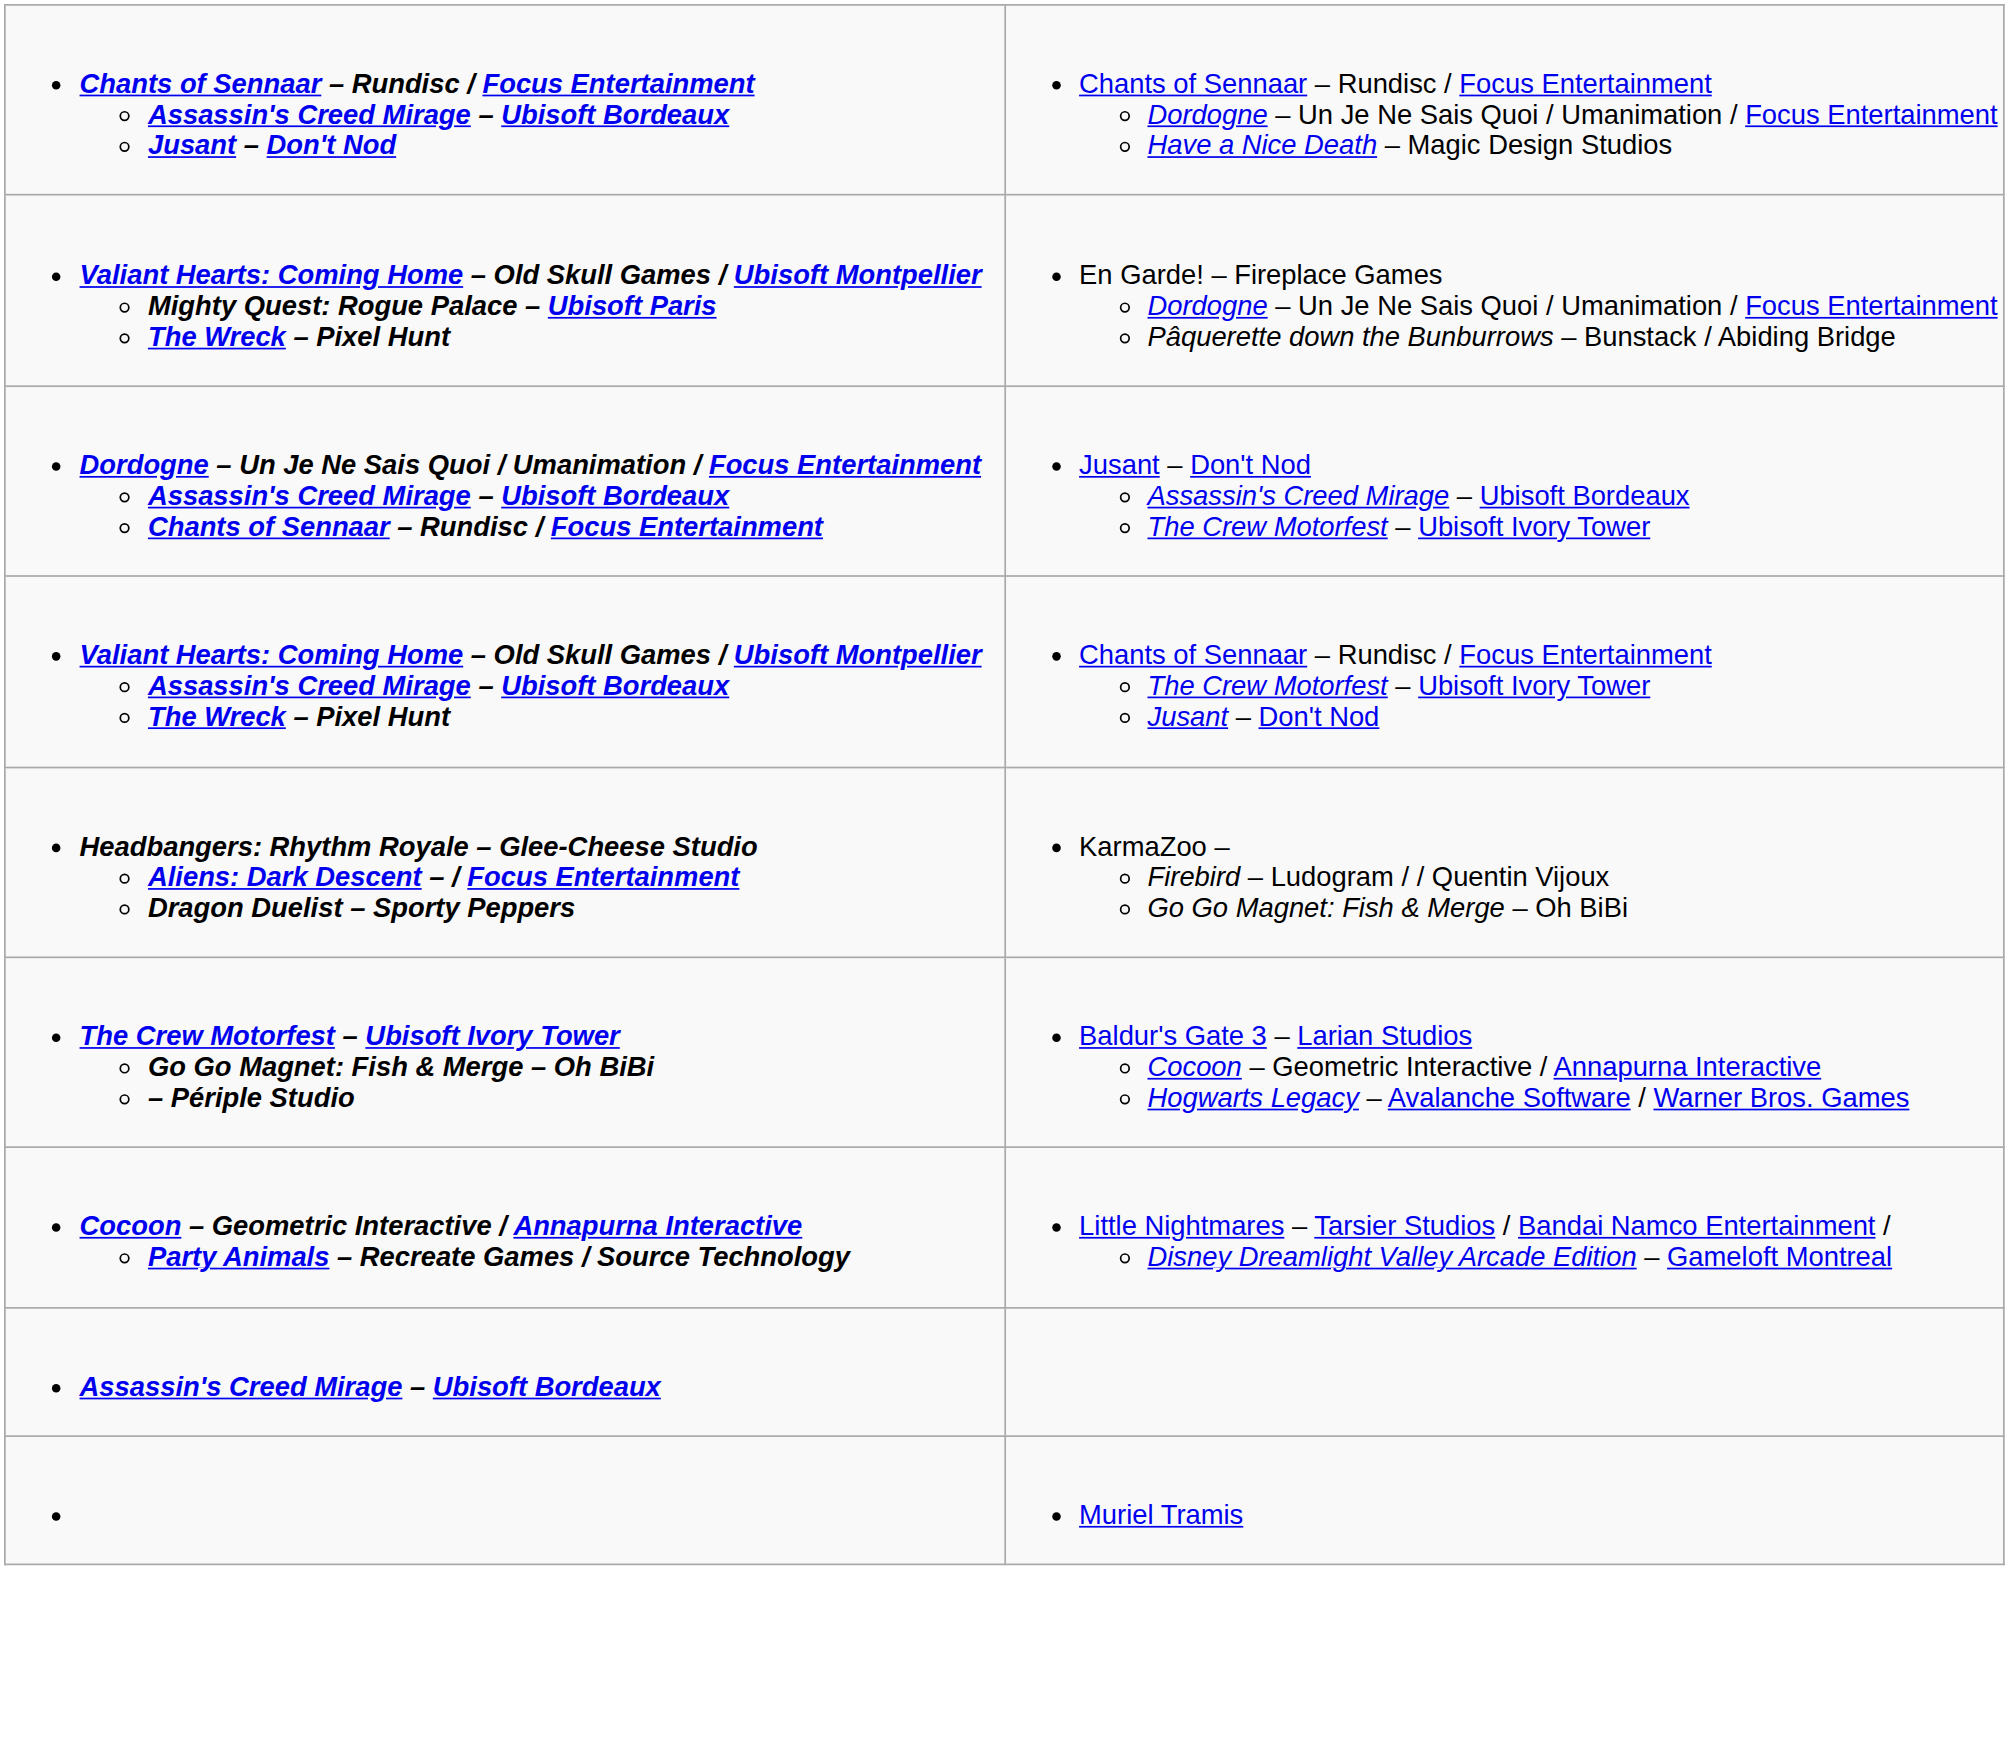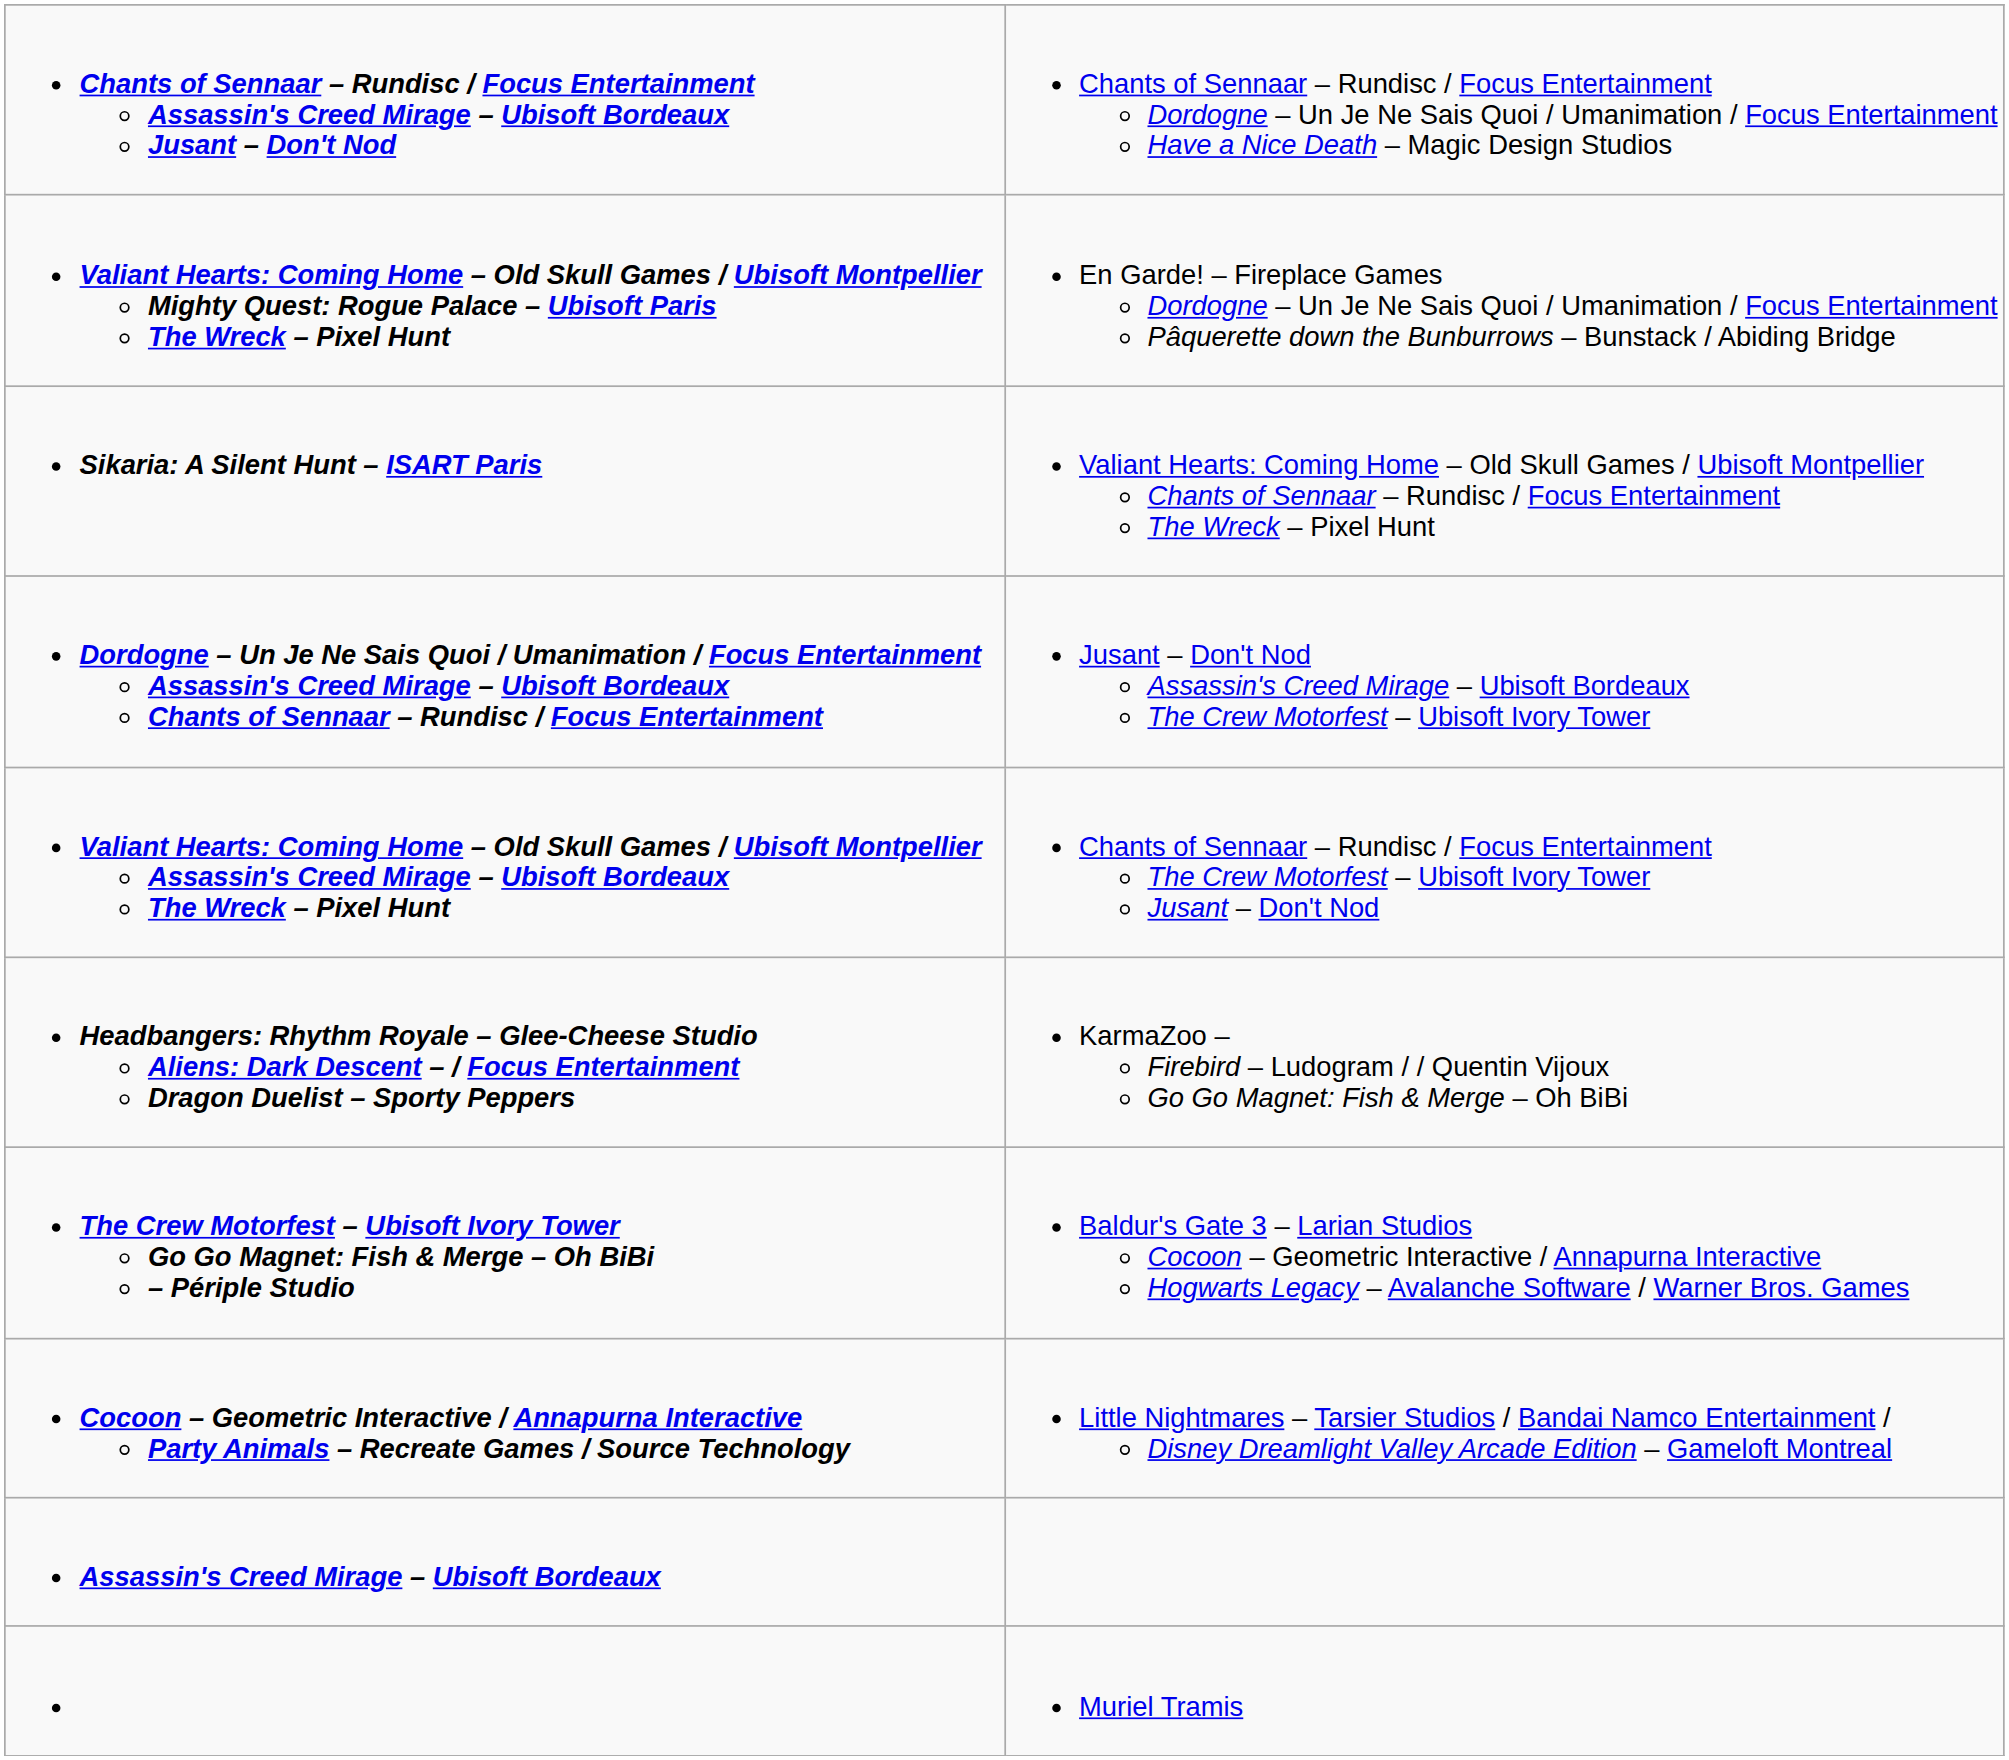+ row: (505, 466)
